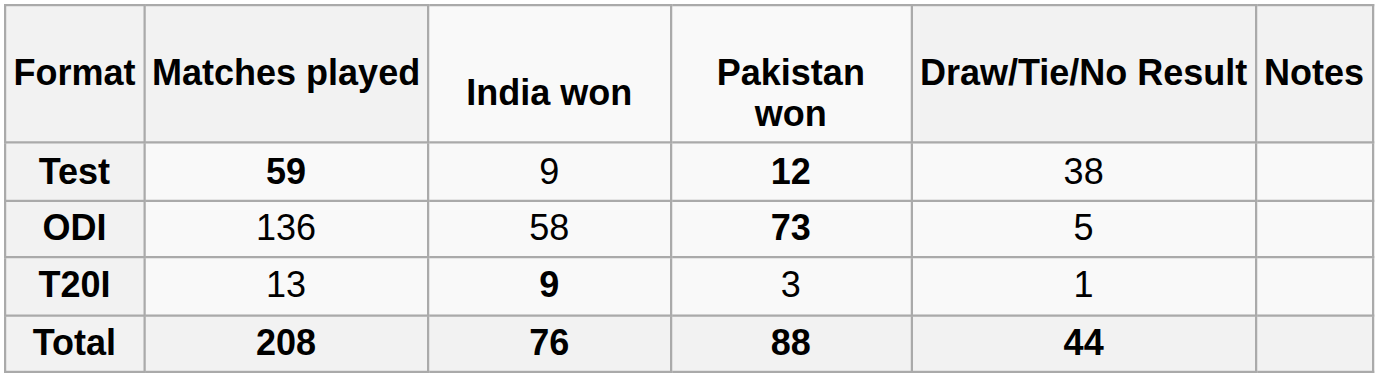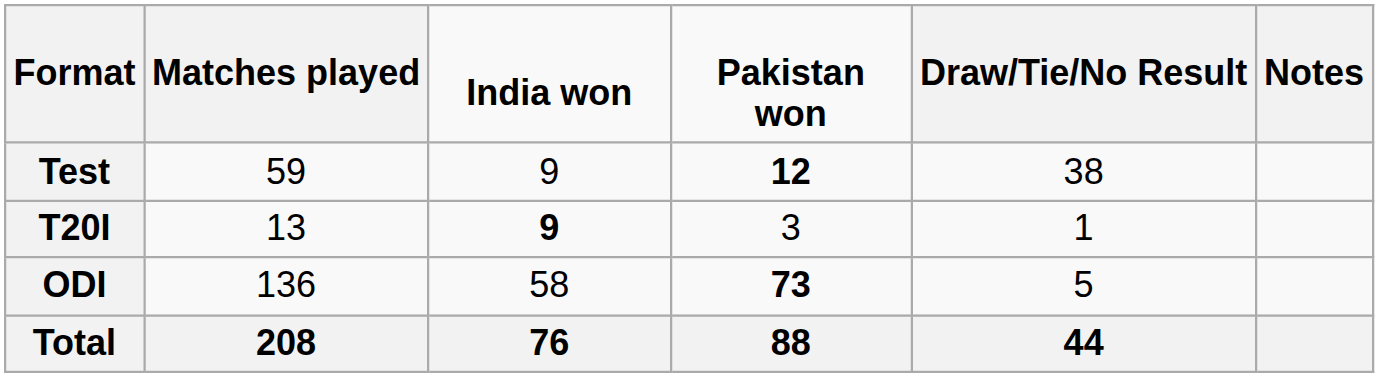(286, 171) bold -> (286, 171) normal
rows swapped: (74, 228) <-> (74, 285)
